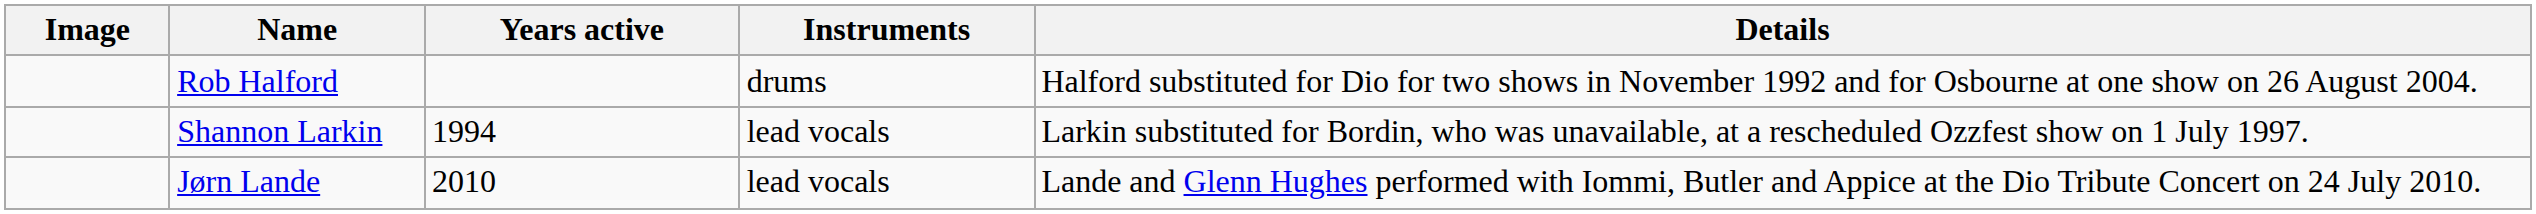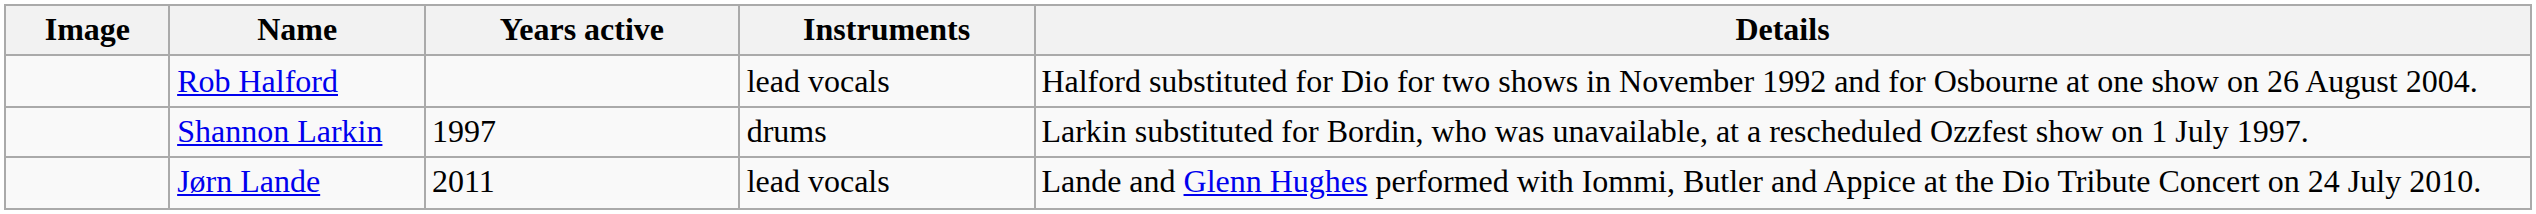(787, 80) drums -> (818, 80) lead vocals
(464, 131) 1994 -> (464, 131) 1997
(818, 131) lead vocals -> (787, 131) drums
(464, 182) 2010 -> (463, 182) 2011
